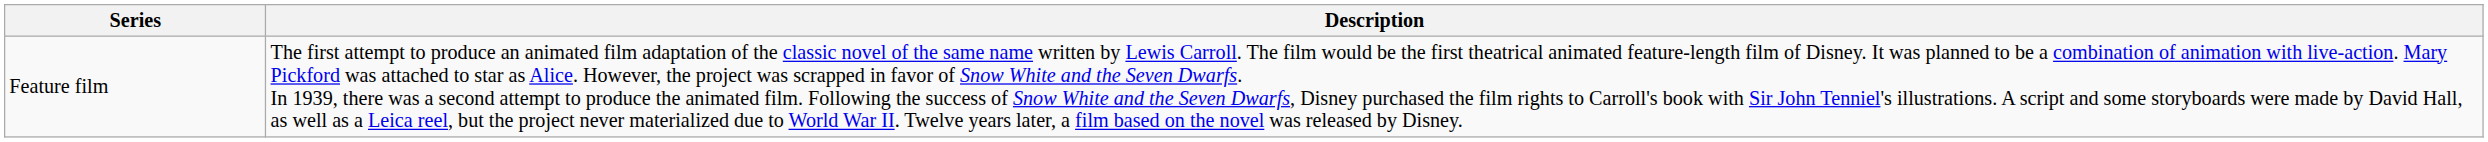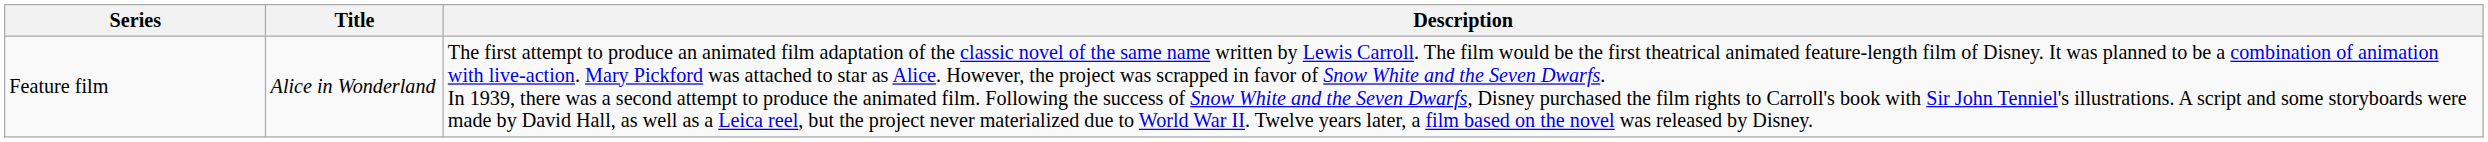+ column: (355, 20)
